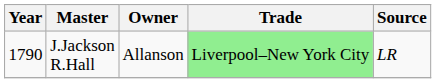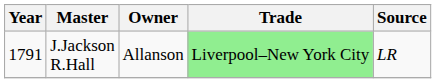(25, 54) 1790 -> (25, 54) 1791
